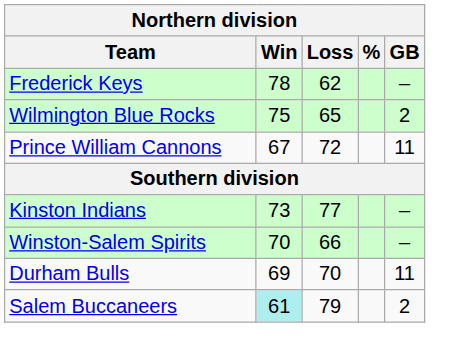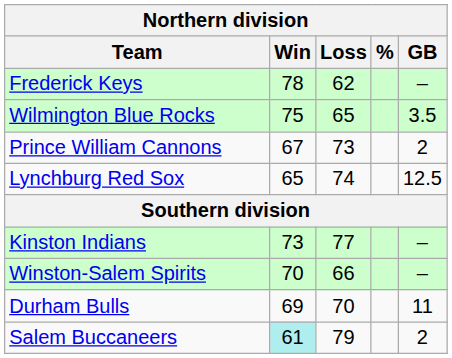(405, 115) 2 -> (422, 115) 3.5
(330, 147) 72 -> (343, 147) 73
(405, 147) 11 -> (422, 147) 2
+ row: (97, 178)
